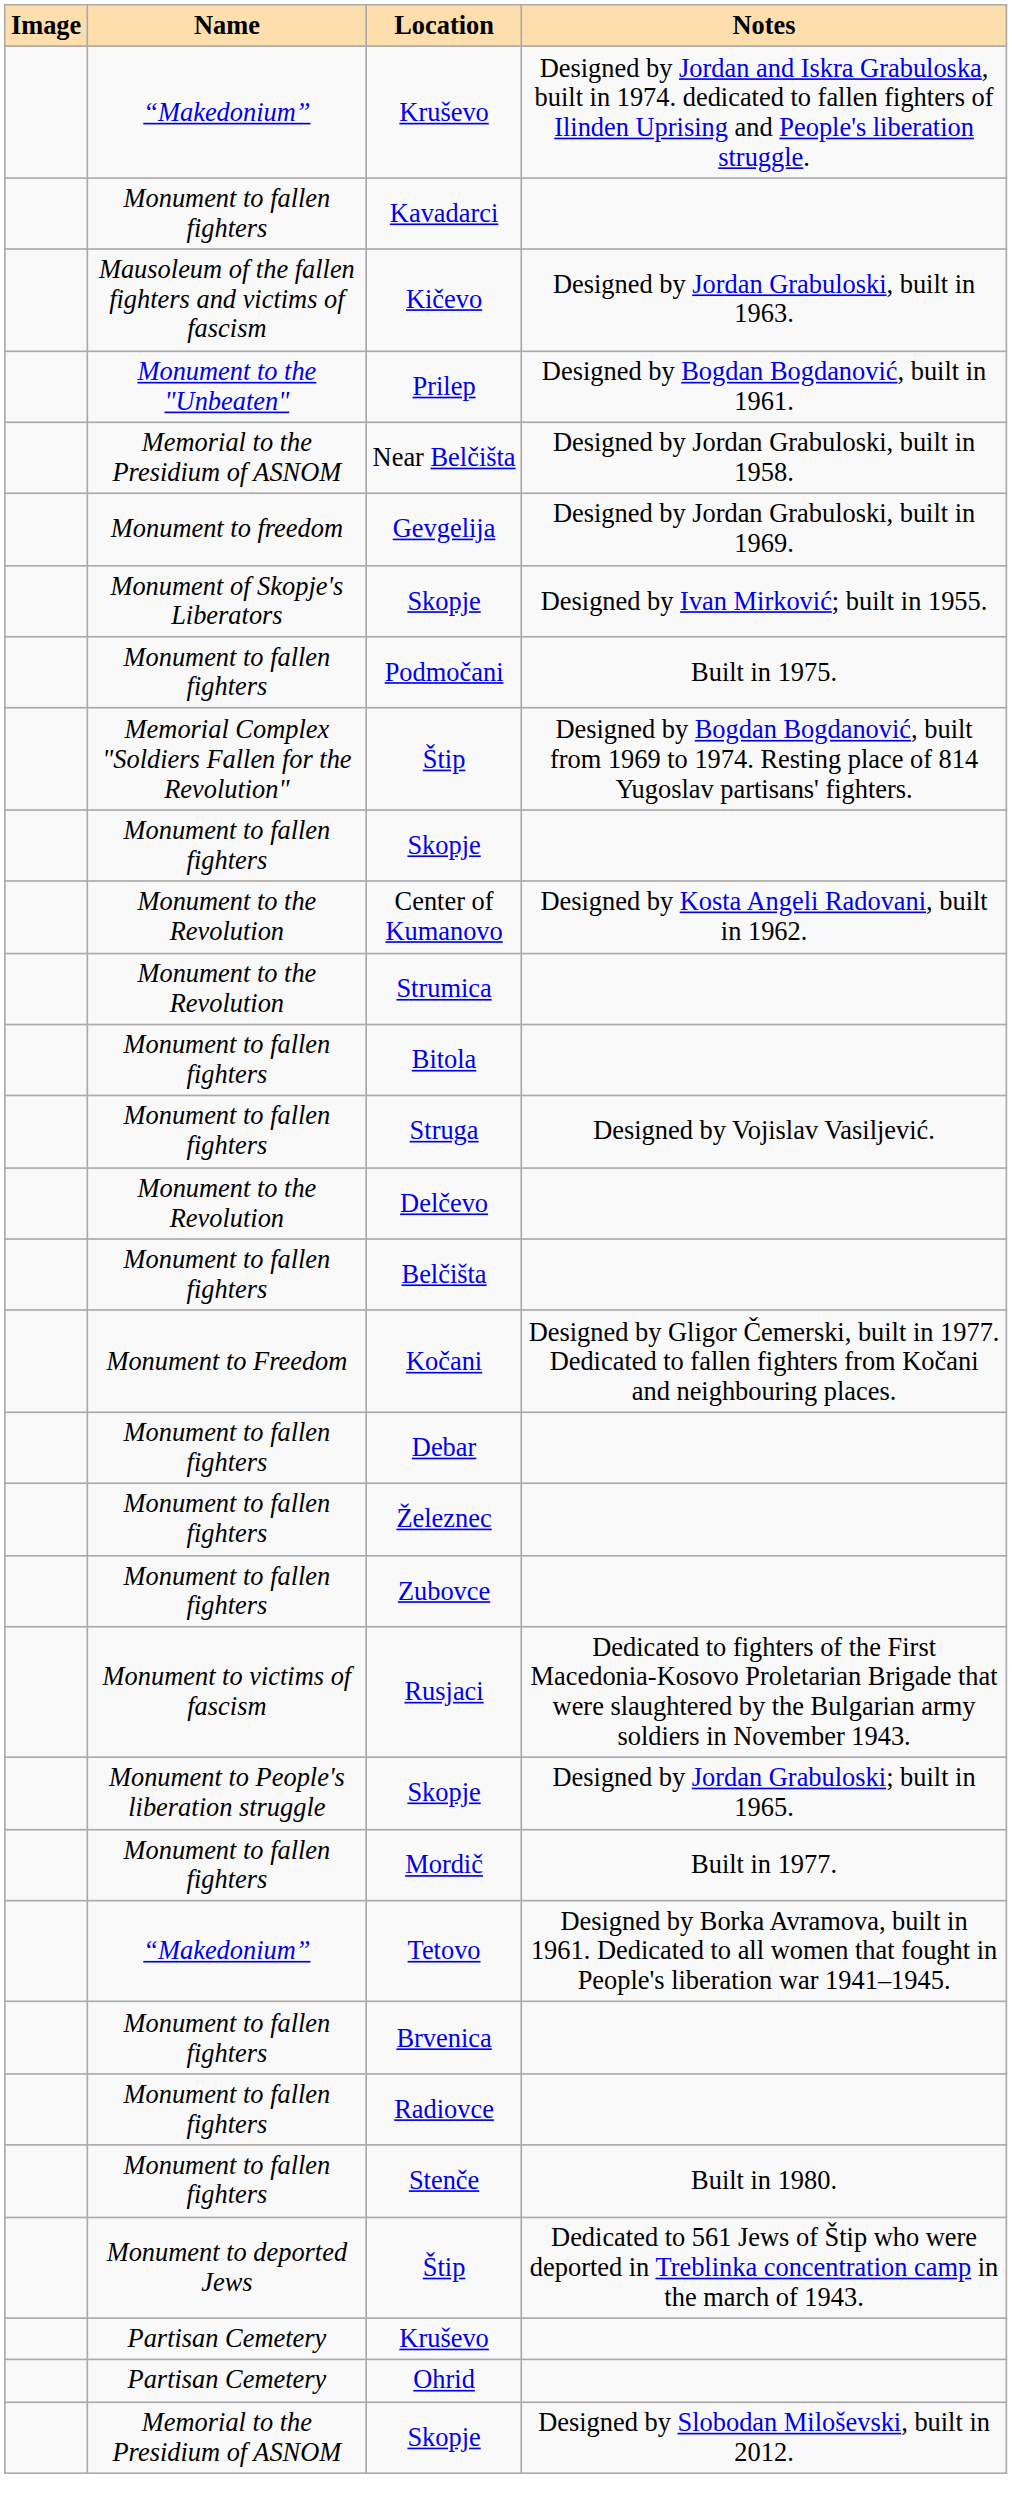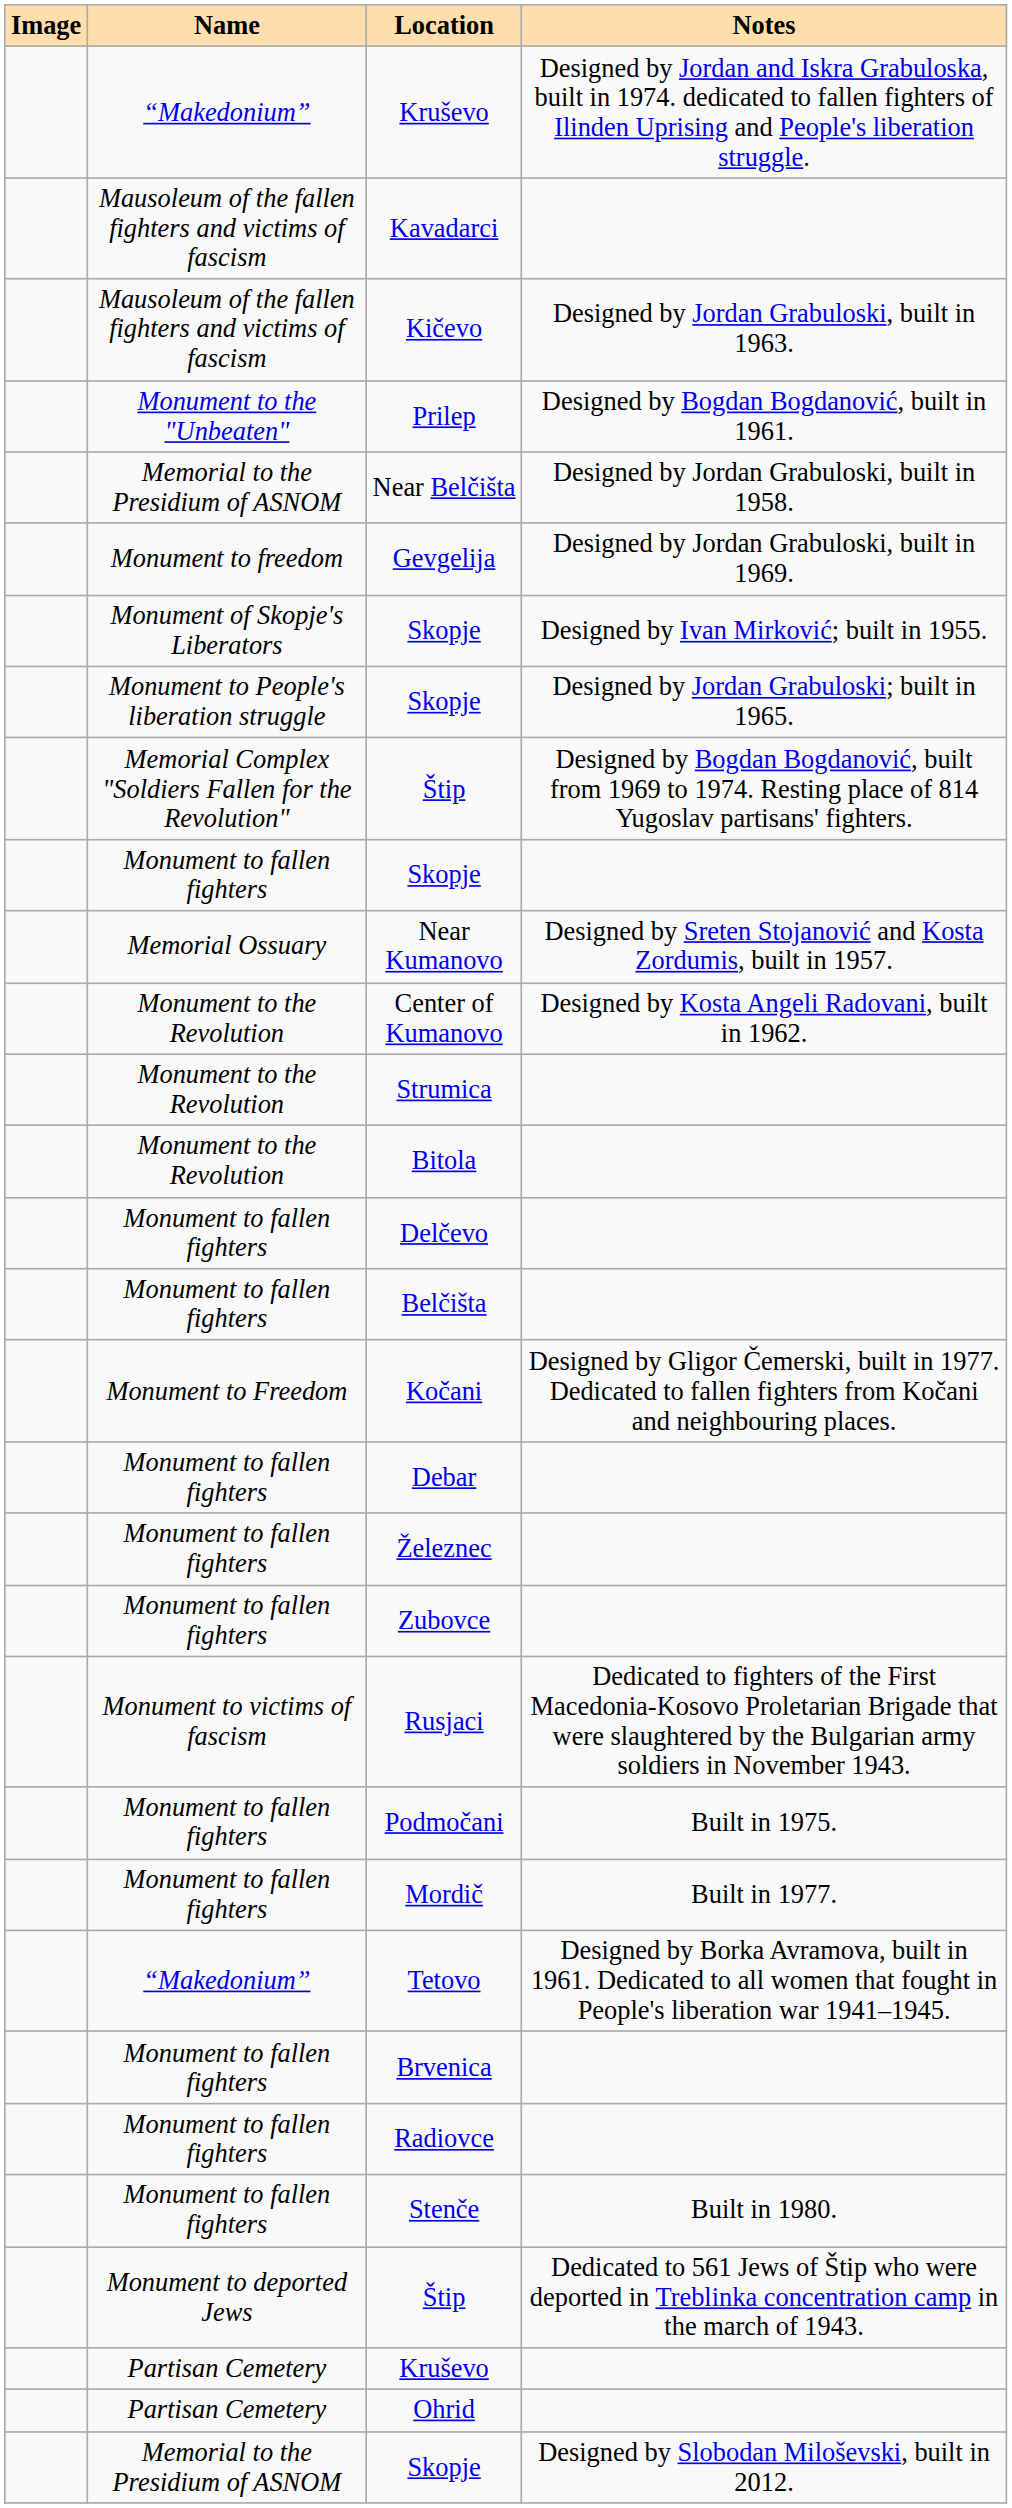(227, 213) Monument to fallen fighters -> (227, 227) Mausoleum of the fallen fighters and victims of fascism
rows swapped: (444, 1792) <-> (444, 672)
+ row: (444, 946)
(227, 1059) Monument to fallen fighters -> (227, 1161) Monument to the Revolution
- row: (444, 1131)
(227, 1202) Monument to the Revolution -> (227, 1232) Monument to fallen fighters
